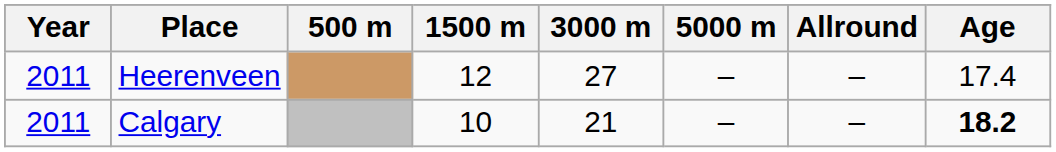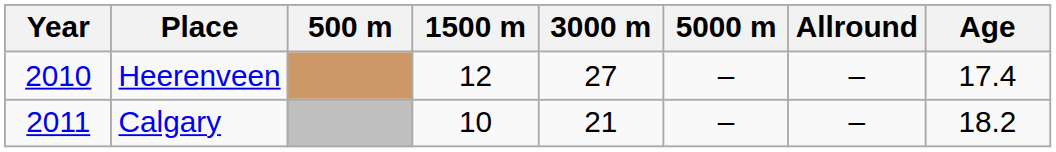(58, 75) 2011 -> (58, 75) 2010
(987, 122) bold -> (987, 122) normal
